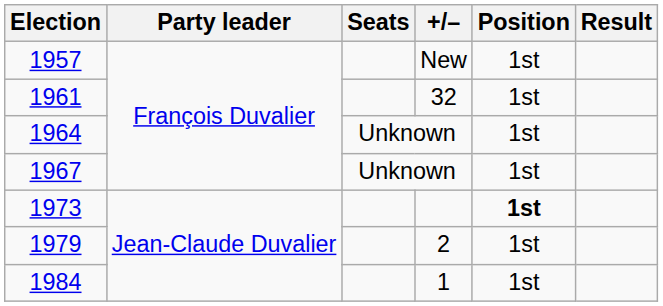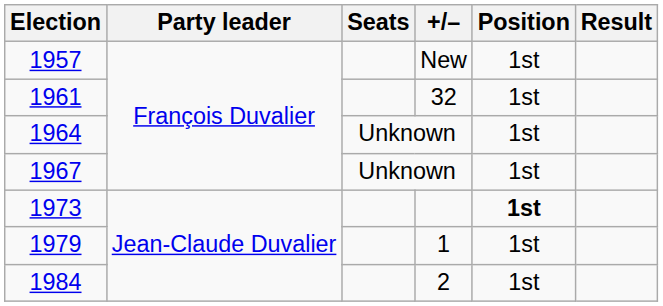(444, 245) 2 -> (444, 245) 1
(444, 282) 1 -> (444, 282) 2
